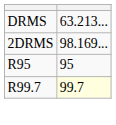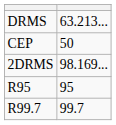+ row: (20, 43)
(72, 87) lightyellow background -> (72, 109) no background
